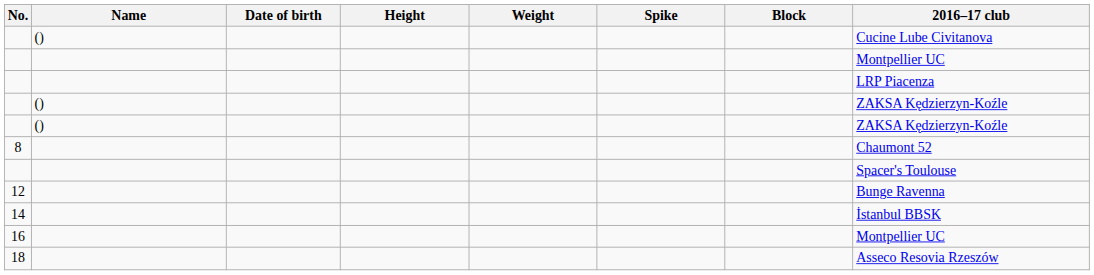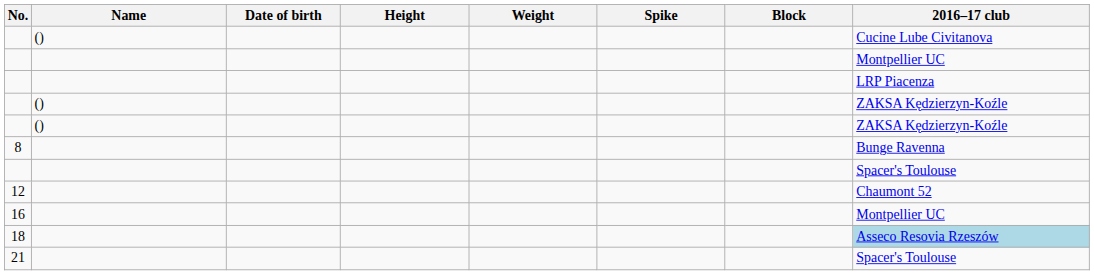(894, 147) Chaumont 52 -> (901, 147) Bunge Ravenna
(901, 192) Bunge Ravenna -> (894, 192) Chaumont 52
- row: (18, 214)
(927, 258) no background -> (927, 236) lightblue background
+ row: (18, 258)
